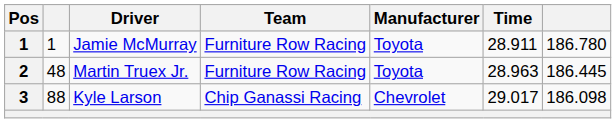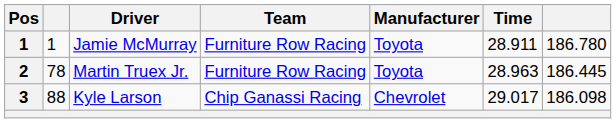(56, 71) 48 -> (56, 71) 78
